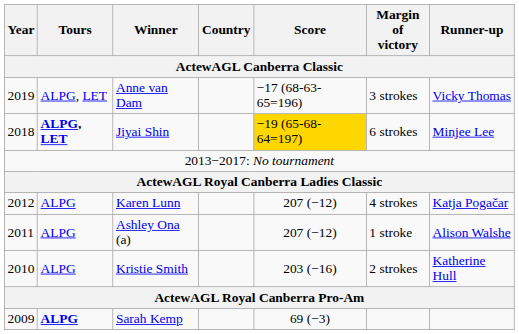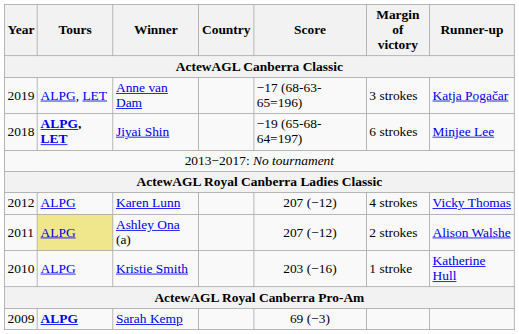(472, 95) Vicky Thomas -> (470, 95) Katja Pogačar
(289, 132) gold background -> (289, 132) no background
(470, 203) Katja Pogačar -> (472, 203) Vicky Thomas
(58, 232) no background -> (58, 232) khaki background
(391, 232) 1 stroke -> (393, 232) 2 strokes
(393, 268) 2 strokes -> (391, 268) 1 stroke
